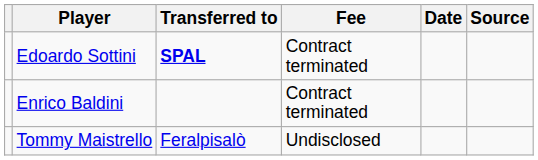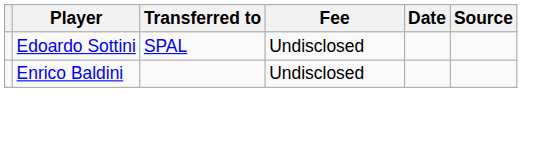(183, 55) bold -> (166, 45) normal
(327, 55) Contract terminated -> (317, 45) Undisclosed
(327, 103) Contract terminated -> (317, 73) Undisclosed
- row: (84, 140)
